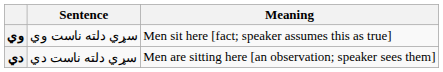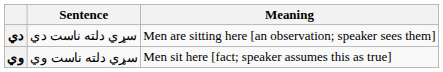rows swapped: (16, 36) <-> (16, 57)
